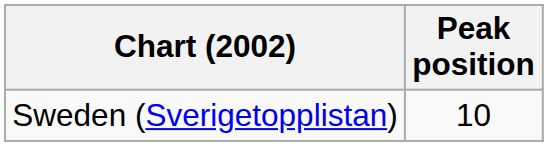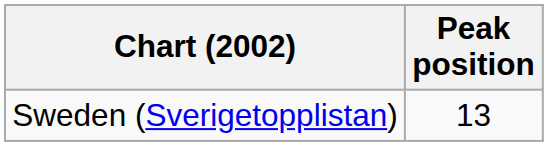(474, 114) 10 -> (474, 114) 13
